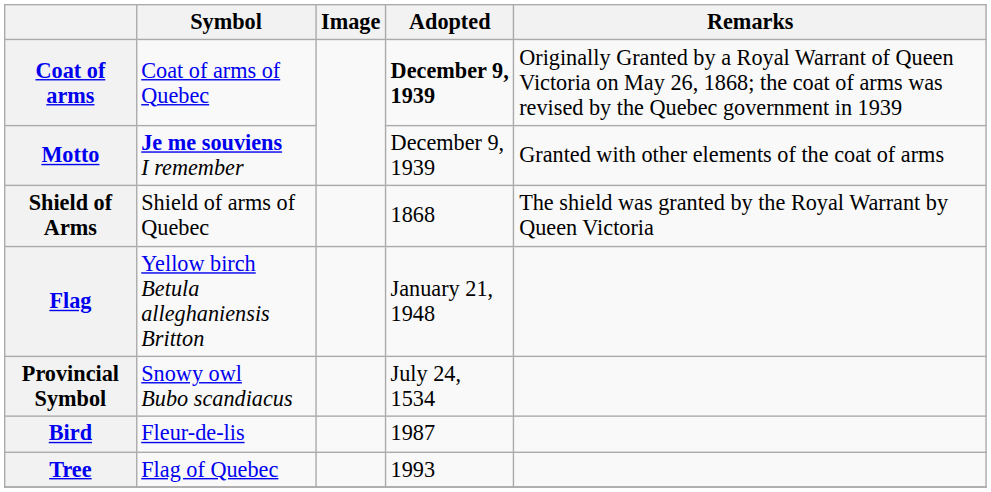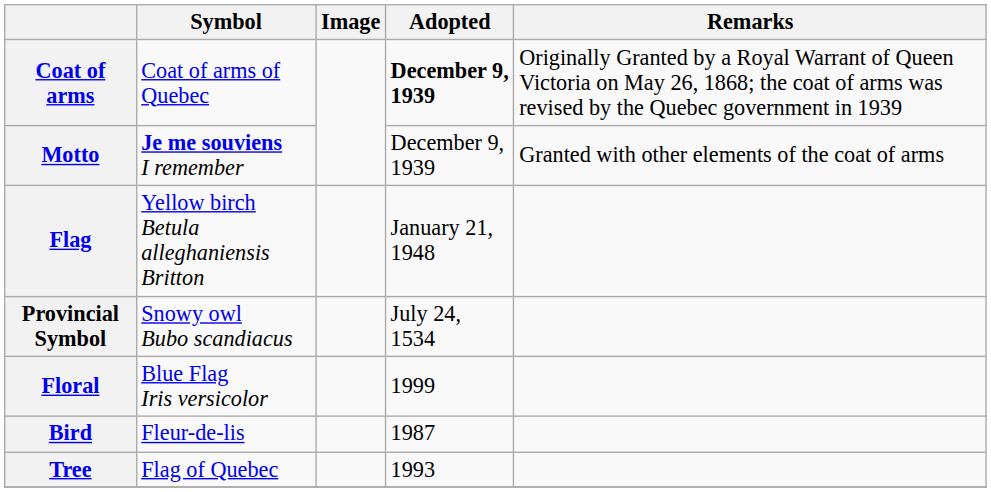- row: (70, 215)
+ row: (70, 386)
